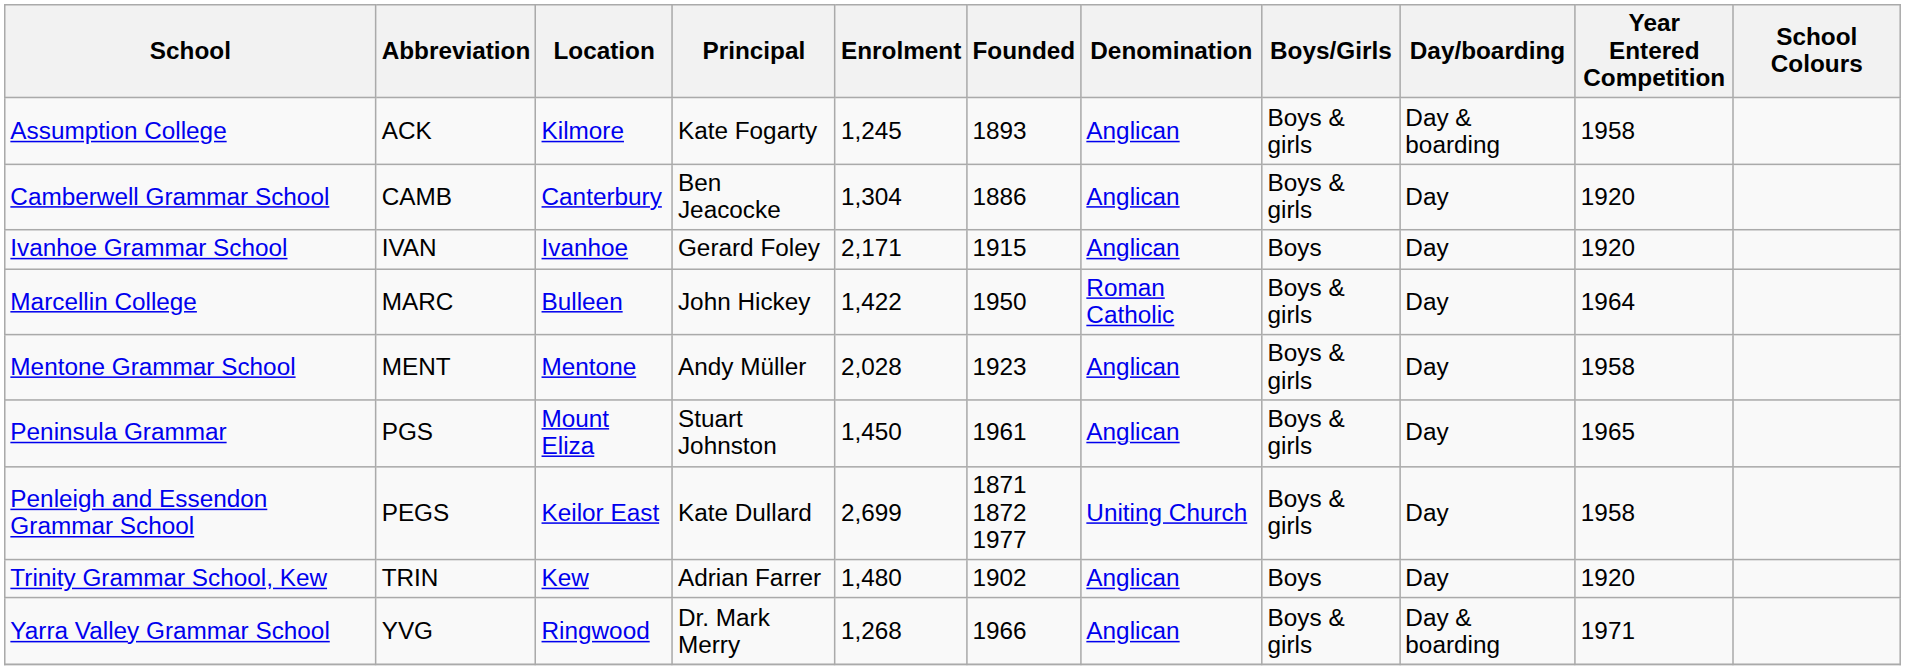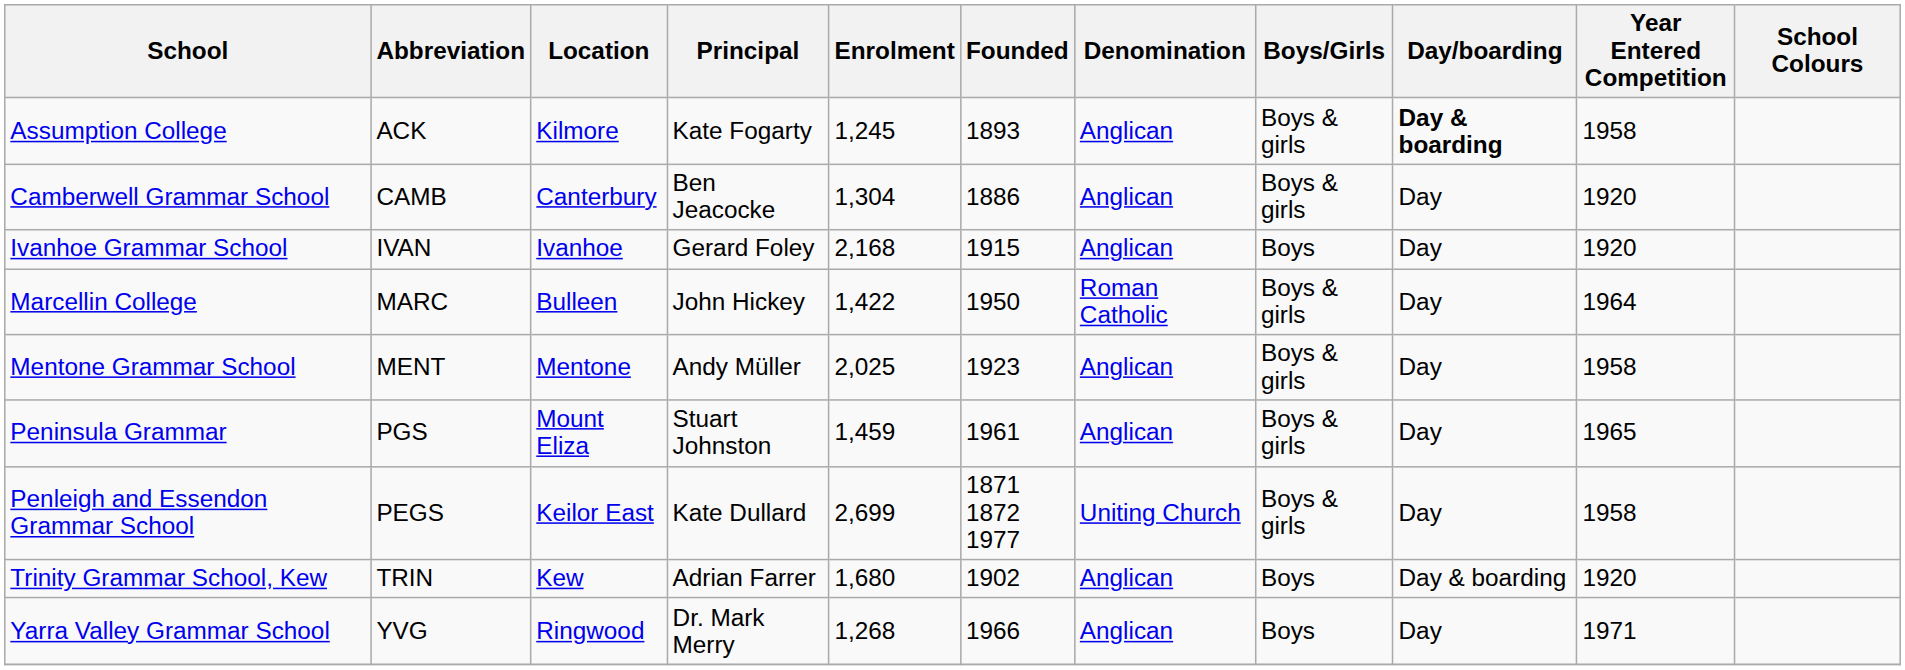(1453, 130) normal -> (1451, 130) bold
(871, 248) 2,171 -> (865, 248) 2,168
(871, 367) 2,028 -> (865, 367) 2,025
(871, 433) 1,450 -> (865, 433) 1,459
(871, 578) 1,480 -> (865, 578) 1,680
(1427, 578) Day -> (1482, 578) Day & boarding
(1306, 630) Boys & girls -> (1288, 630) Boys
(1453, 630) Day & boarding -> (1420, 630) Day
